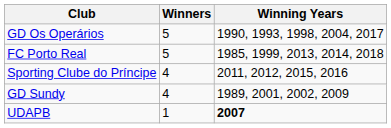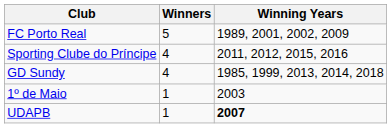- row: (55, 34)
(300, 53) 1985, 1999, 2013, 2014, 2018 -> (283, 34) 1989, 2001, 2002, 2009
(283, 93) 1989, 2001, 2002, 2009 -> (300, 73) 1985, 1999, 2013, 2014, 2018
+ row: (37, 93)
